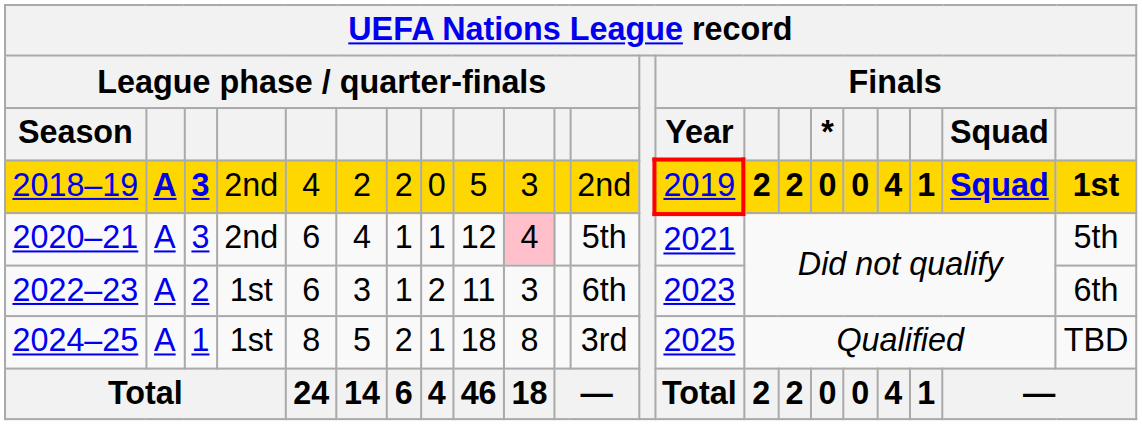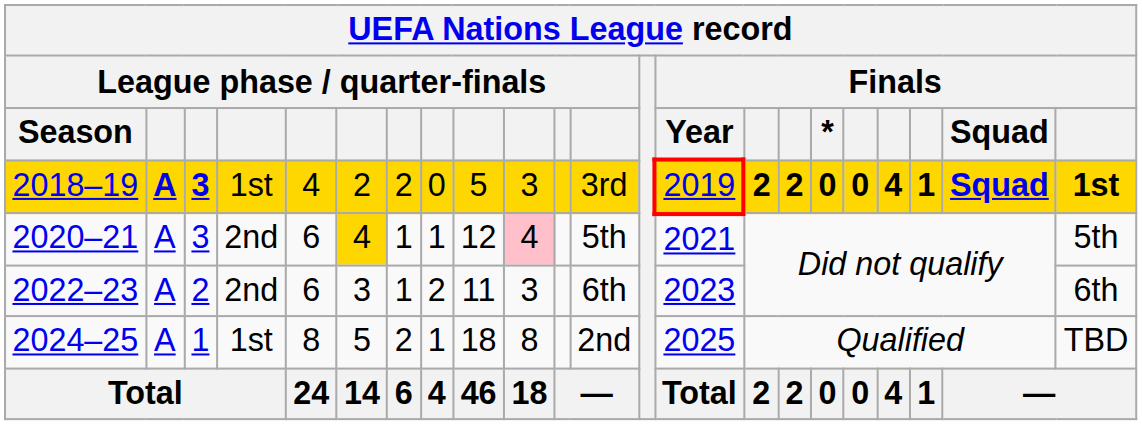(251, 185) 2nd -> (251, 185) 1st
(604, 185) 2nd -> (604, 185) 3rd
(362, 238) no background -> (362, 238) gold background
(251, 290) 1st -> (251, 290) 2nd
(604, 341) 3rd -> (604, 341) 2nd
